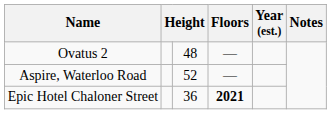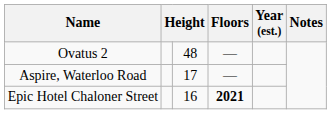(190, 75) 52 -> (190, 75) 17
(190, 97) 36 -> (190, 97) 16
